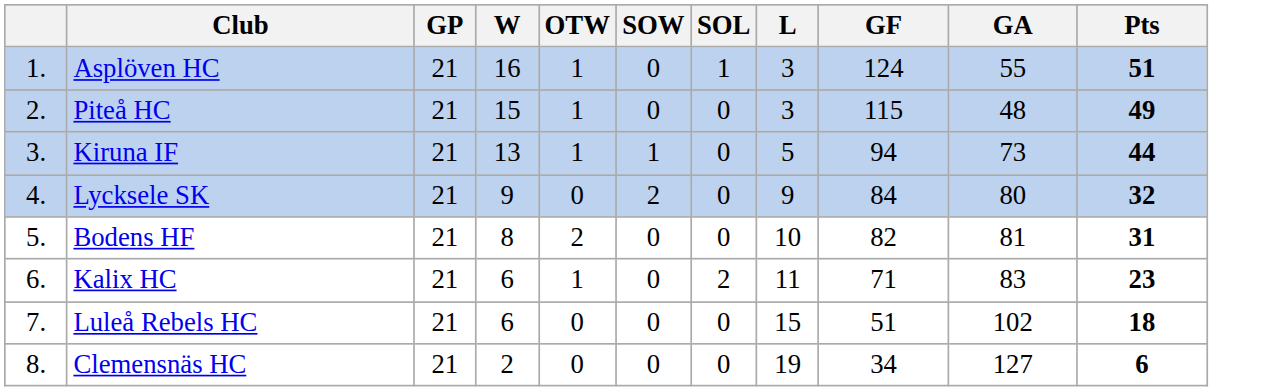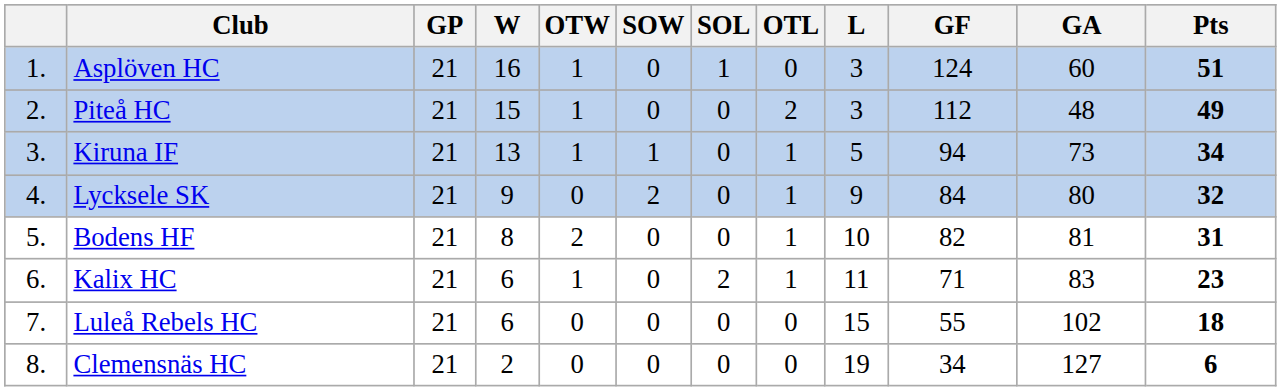+ column: (791, 25)
(1013, 68) 55 -> (1082, 68) 60
(884, 110) 115 -> (952, 110) 112
(1142, 152) 44 -> (1211, 152) 34
(884, 322) 51 -> (952, 322) 55
